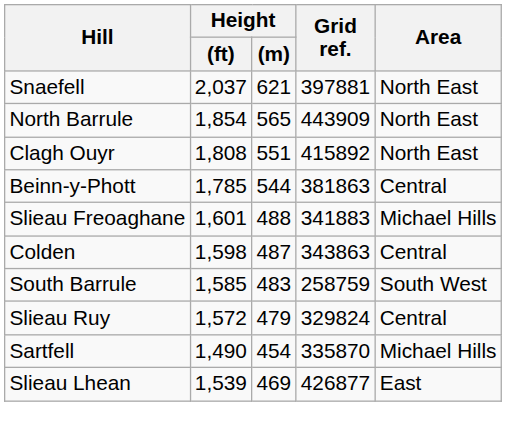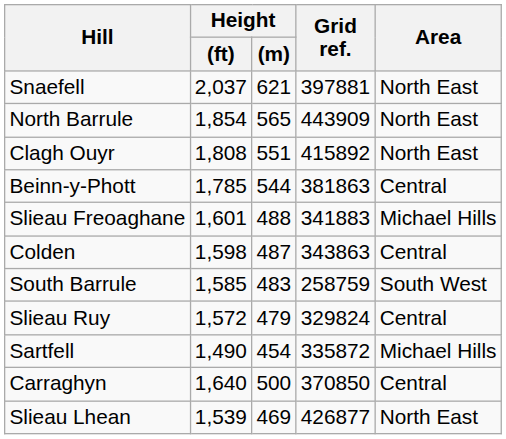(335, 350) 335870 -> (335, 350) 335872
+ row: (58, 383)
(401, 383) East -> (429, 416) North East
